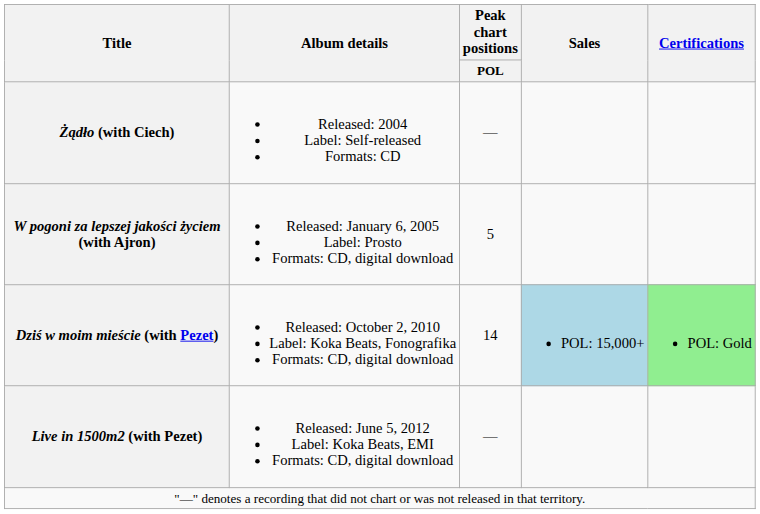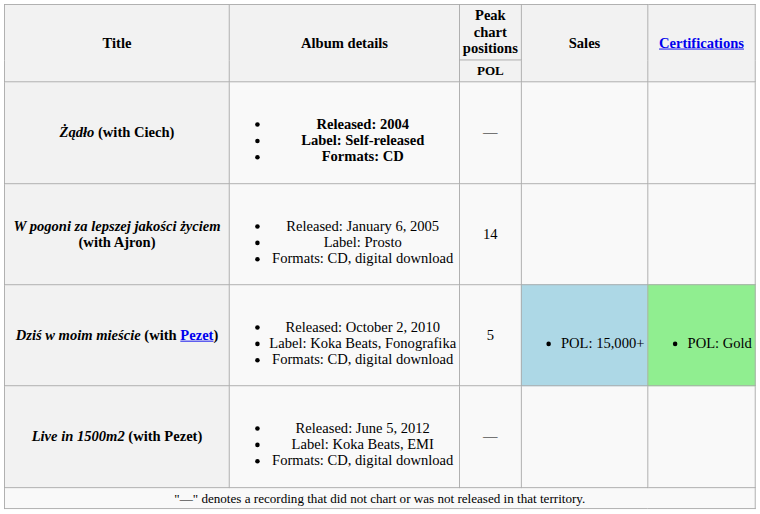(345, 141) normal -> (345, 141) bold
(490, 233) 5 -> (490, 233) 14
(490, 335) 14 -> (490, 335) 5
